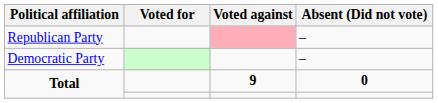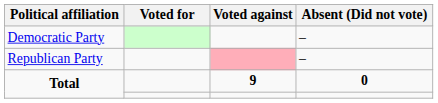rows swapped: (56, 59) <-> (55, 37)
